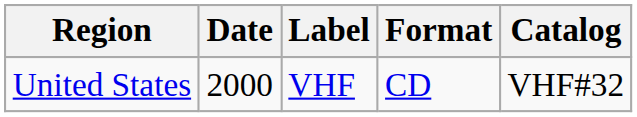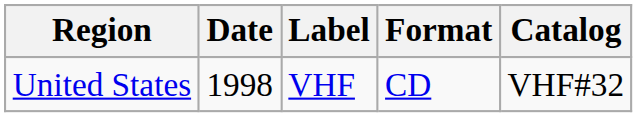(240, 83) 2000 -> (240, 83) 1998
